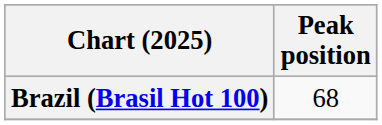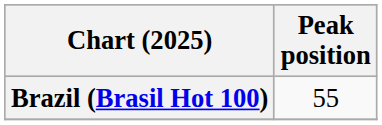(326, 97) 68 -> (326, 97) 55
